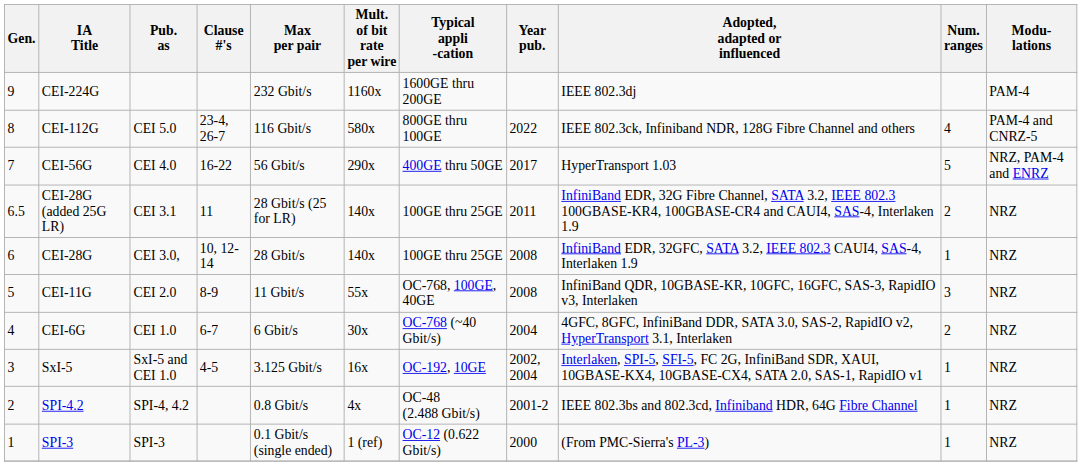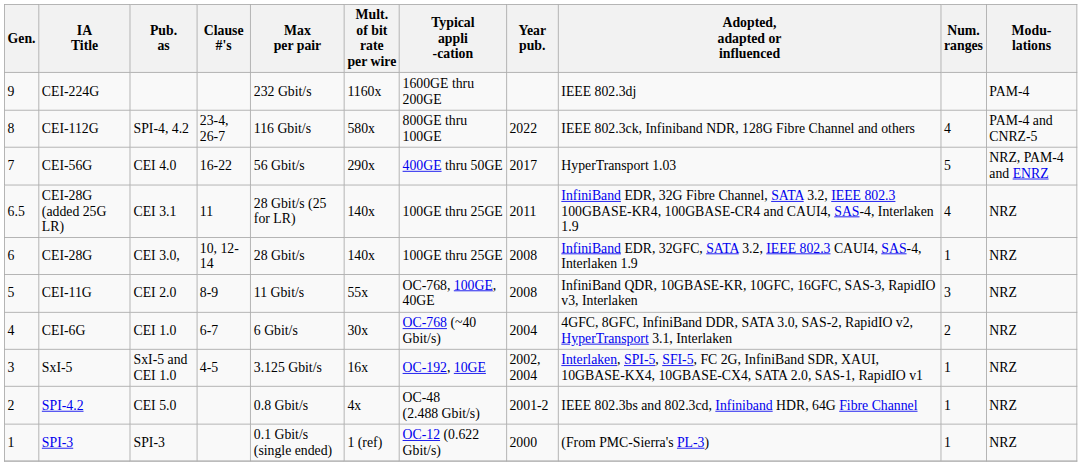(155, 128) CEI 5.0 -> (161, 128) SPI-4, 4.2
(947, 211) 2 -> (947, 211) 4
(161, 405) SPI-4, 4.2 -> (155, 405) CEI 5.0
